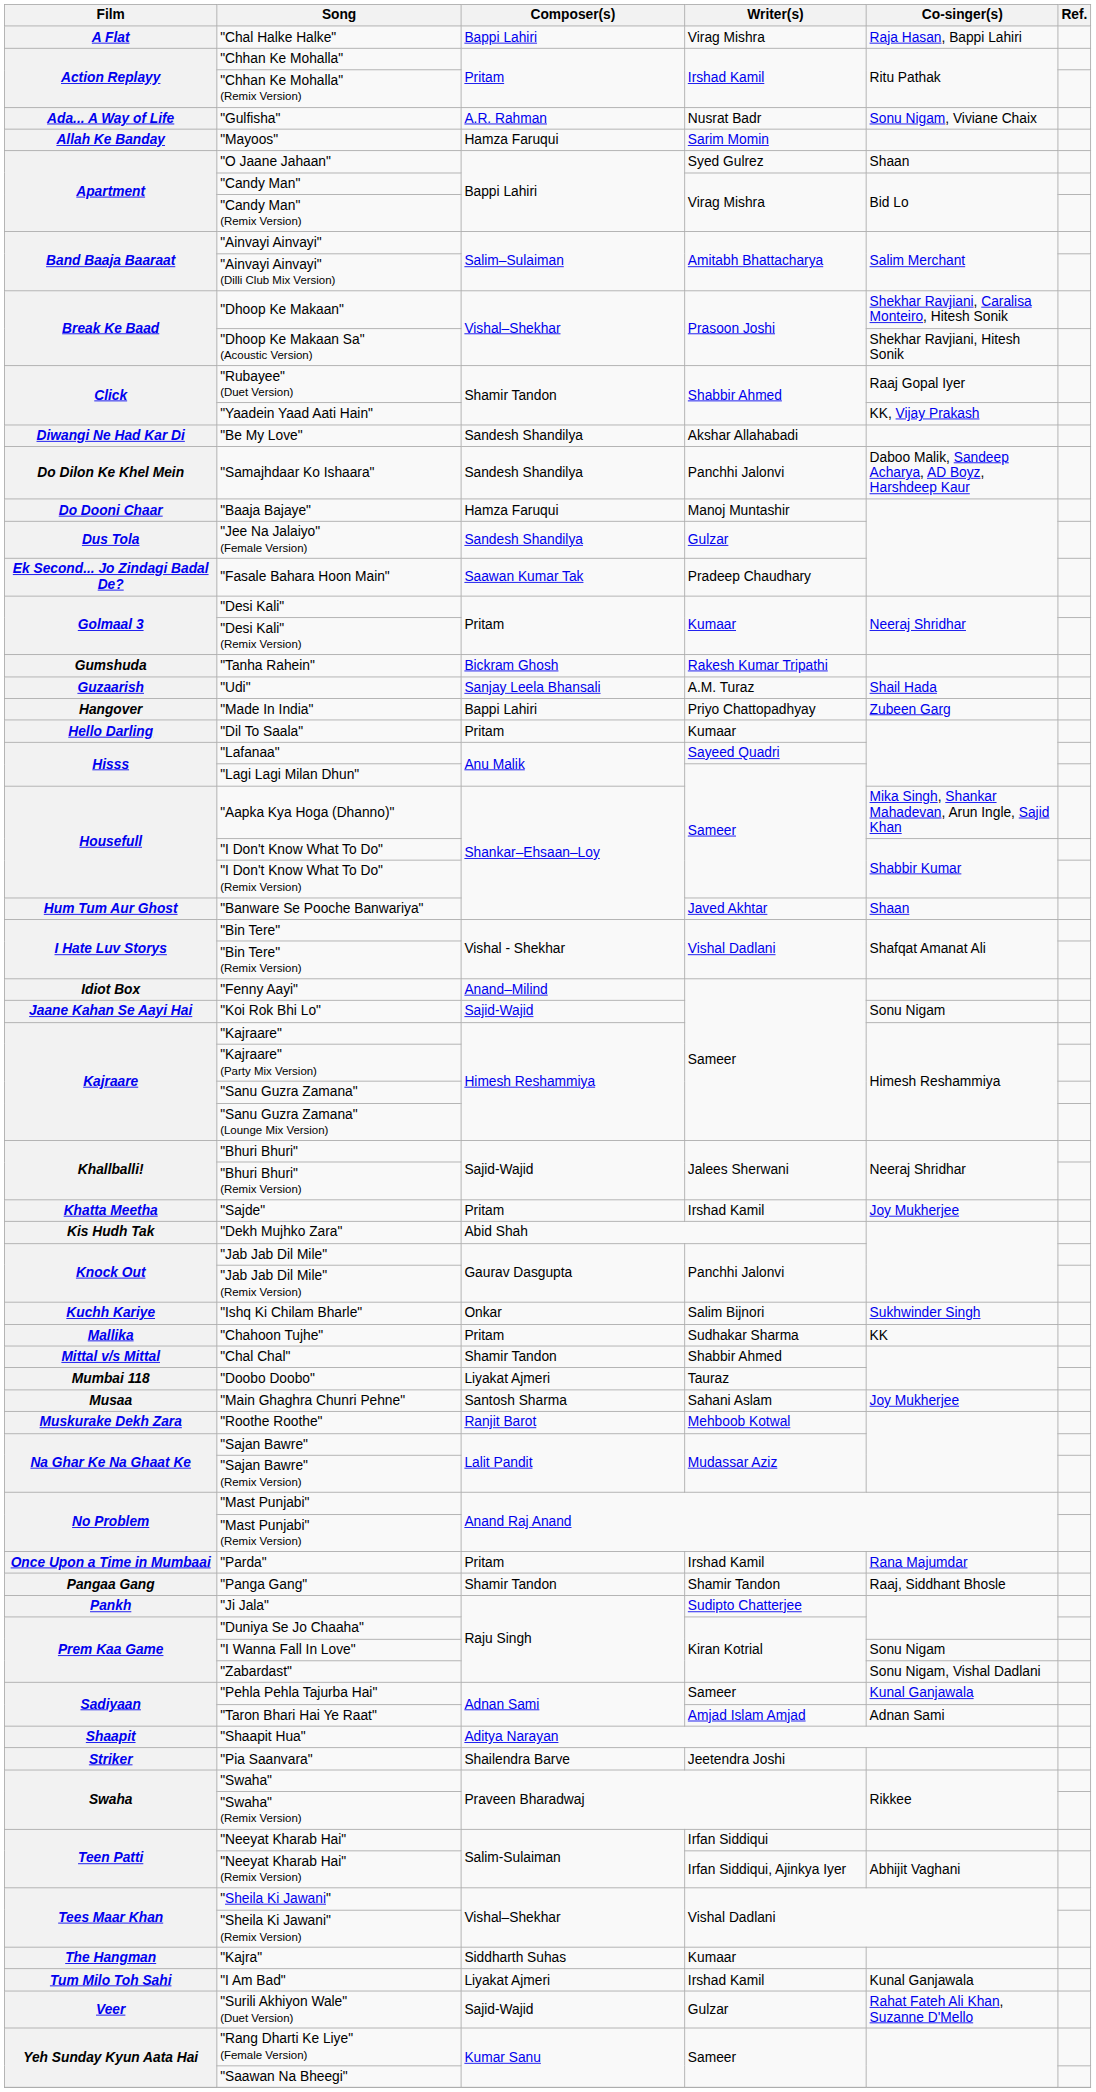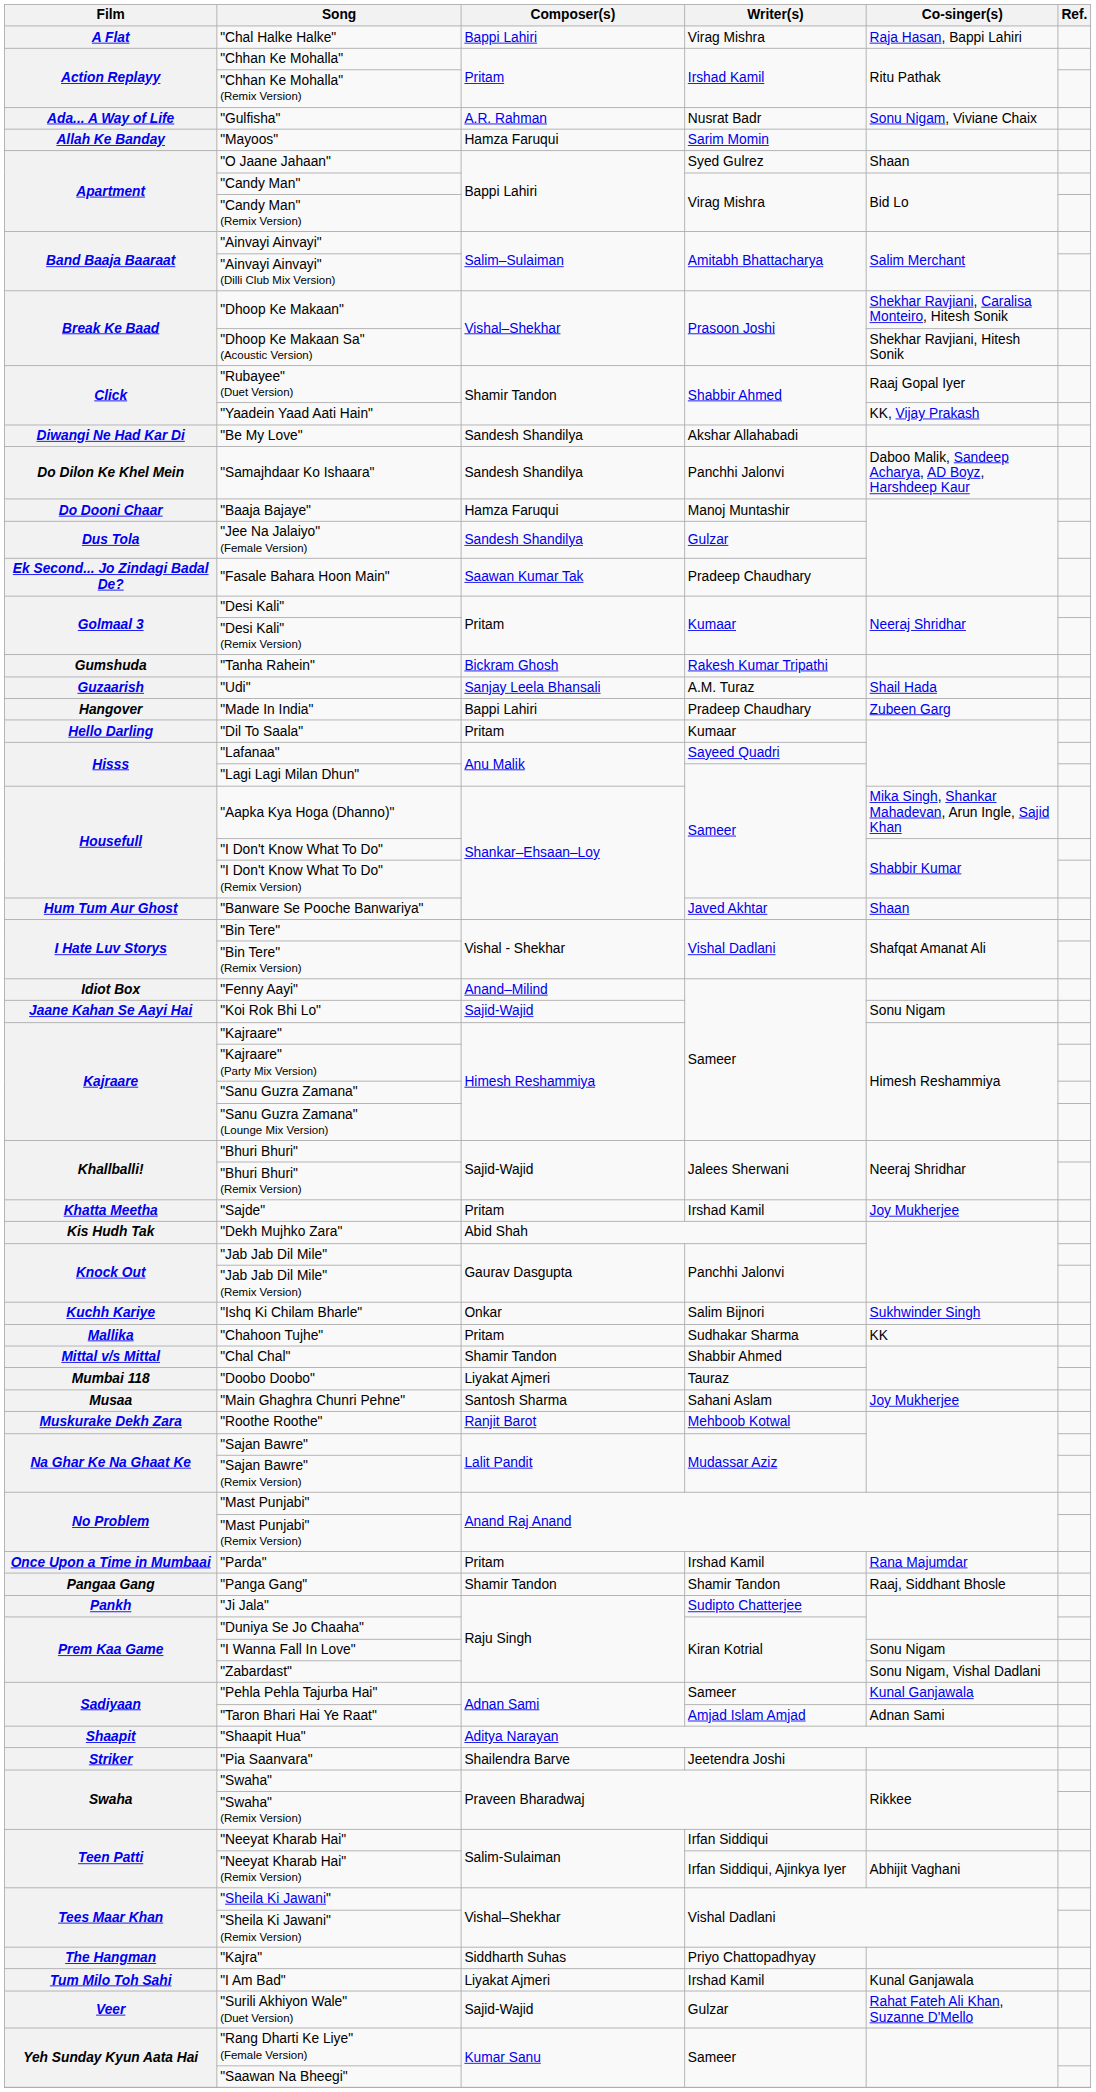(752, 709) Priyo Chattopadhyay -> (749, 709) Pradeep Chaudhary
(712, 1958) Kumaar -> (752, 1958) Priyo Chattopadhyay
